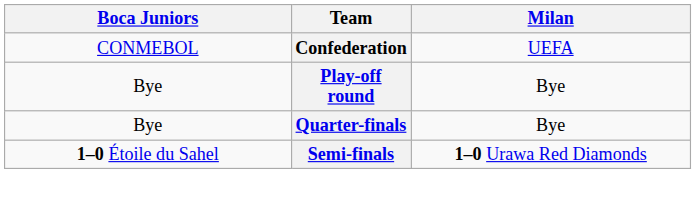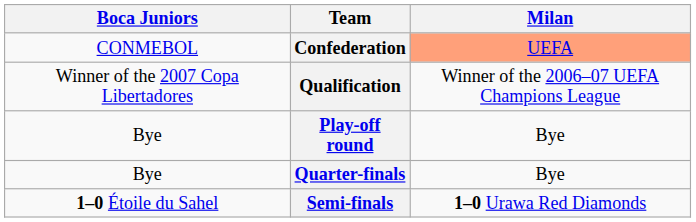(551, 47) no background -> (550, 47) lightsalmon background
+ row: (350, 86)
